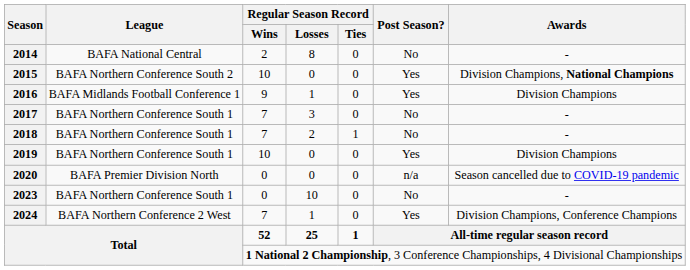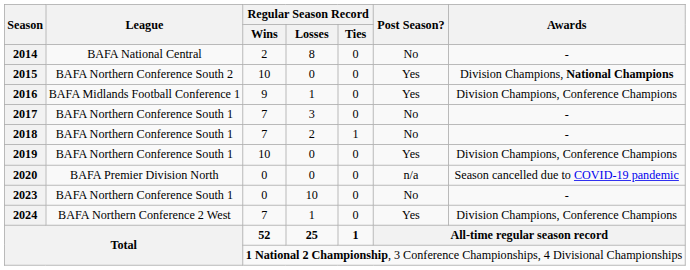(567, 94) Division Champions -> (567, 94) Division Champions, Conference Champions
(567, 155) Division Champions -> (567, 155) Division Champions, Conference Champions
